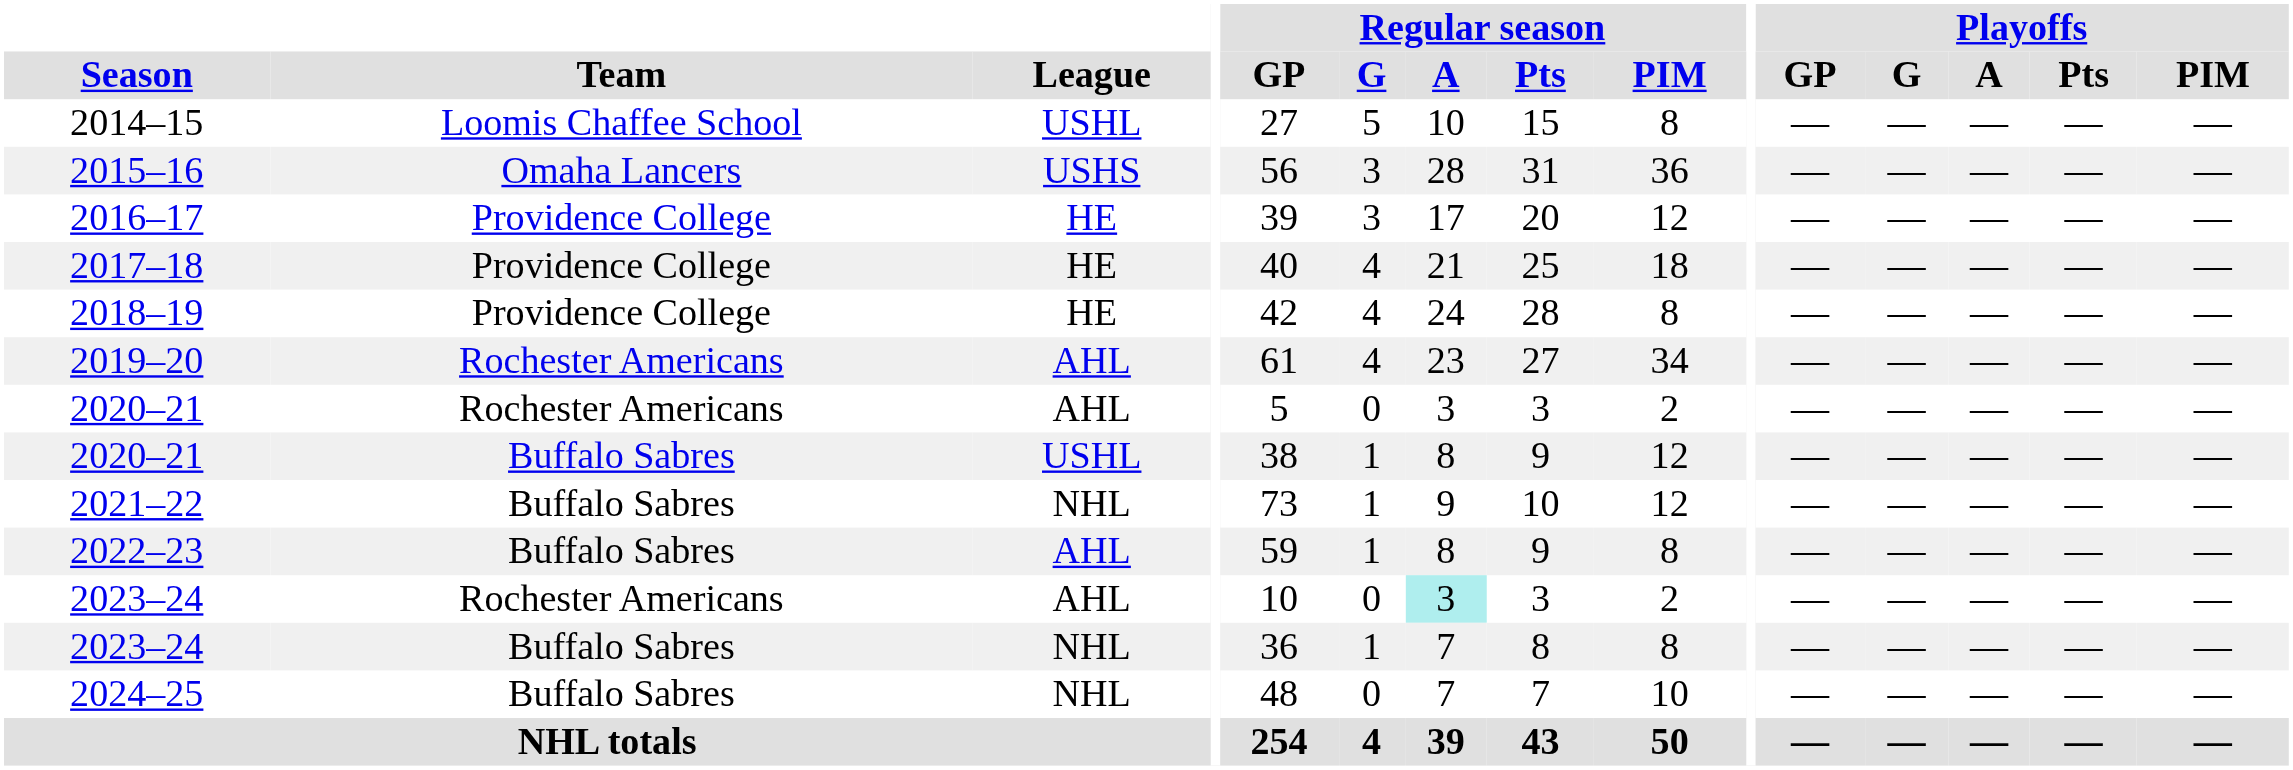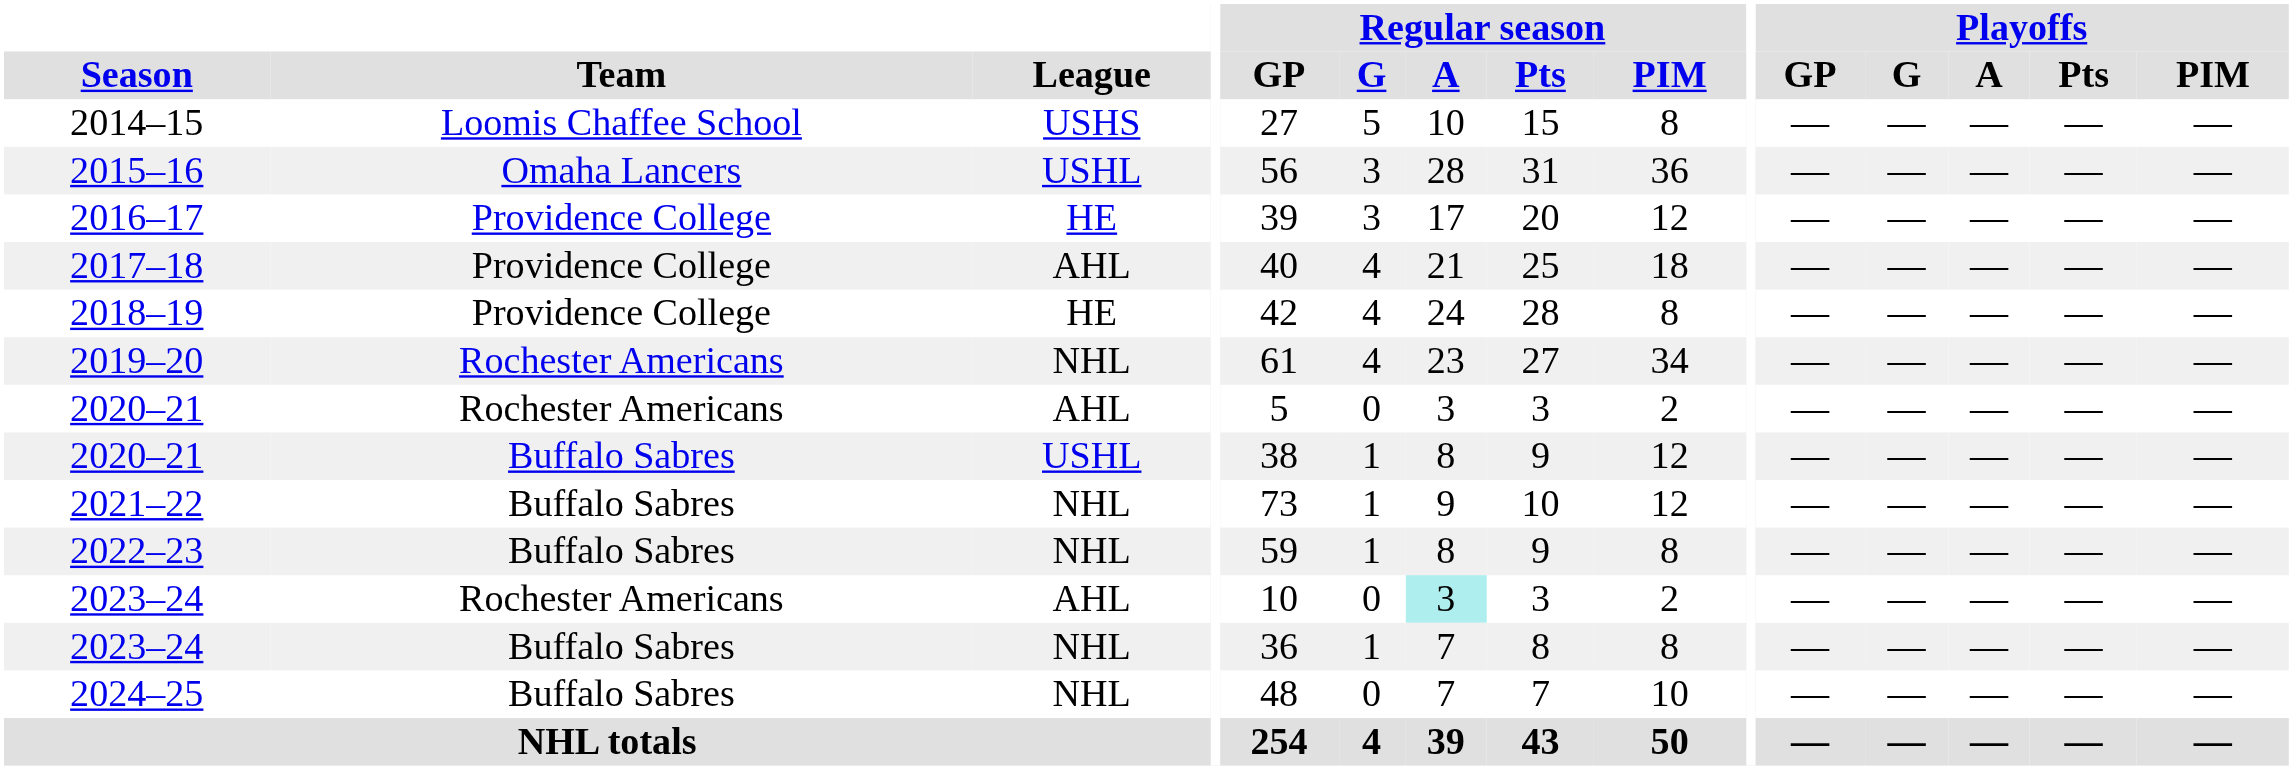(1092, 122) USHL -> (1092, 122) USHS
(1092, 169) USHS -> (1092, 169) USHL
(1092, 265) HE -> (1092, 265) AHL
(1092, 360) AHL -> (1092, 360) NHL
(1092, 550) AHL -> (1092, 550) NHL
